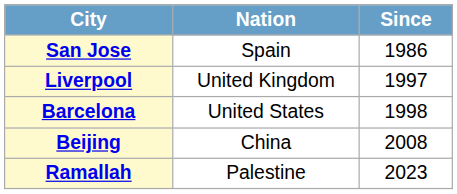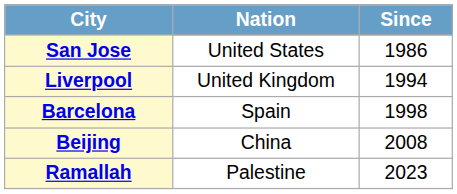(266, 50) Spain -> (266, 50) United States
(406, 81) 1997 -> (406, 81) 1994
(266, 111) United States -> (266, 111) Spain
